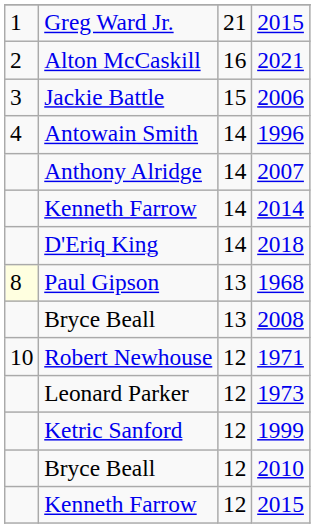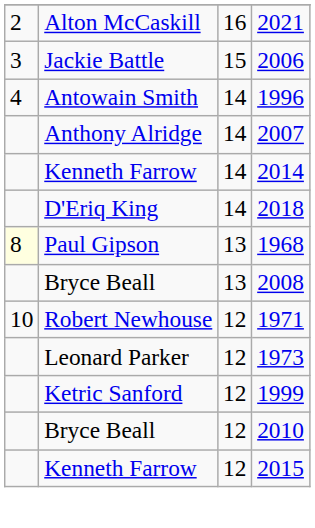- row: (109, 23)
